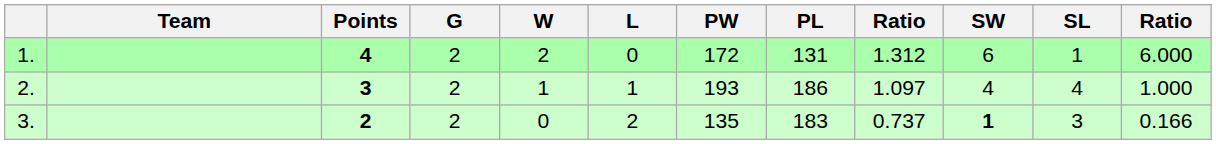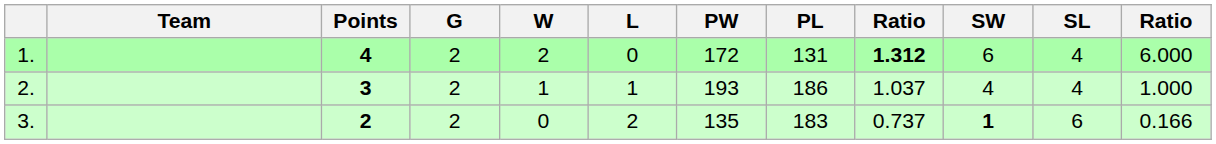(899, 54) normal -> (899, 54) bold
(1077, 54) 1 -> (1077, 54) 4
(899, 88) 1.097 -> (899, 88) 1.037
(1077, 121) 3 -> (1077, 121) 6
